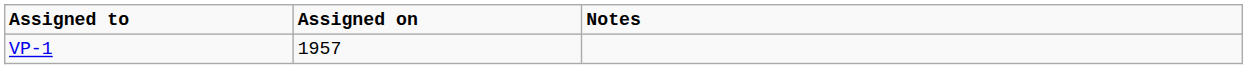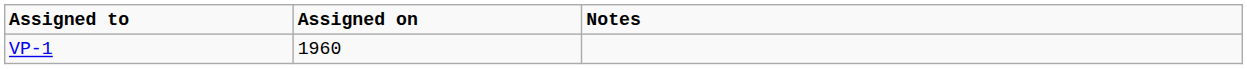(320, 49) 1957 -> (320, 49) 1960
